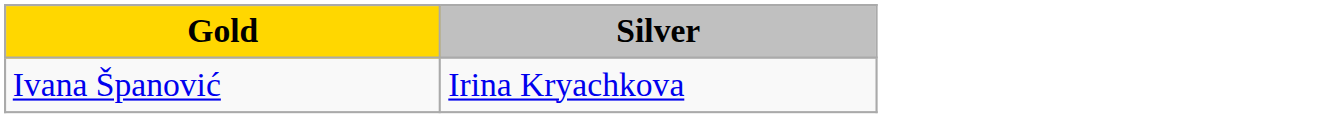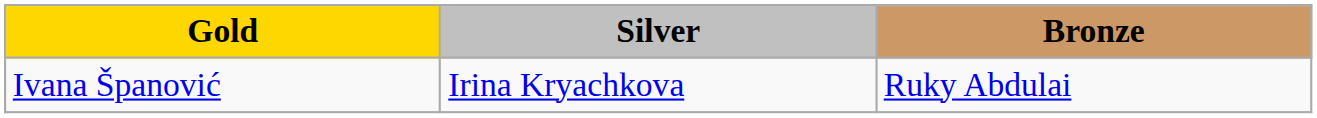+ column: (1094, 31)
